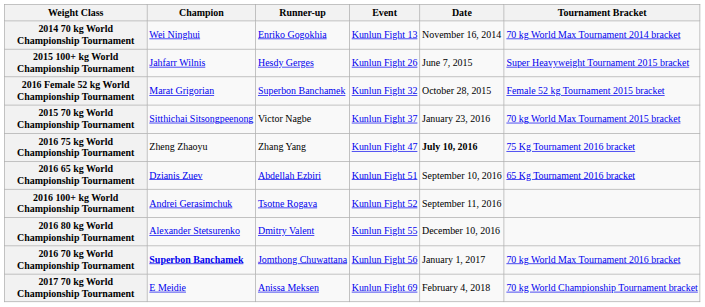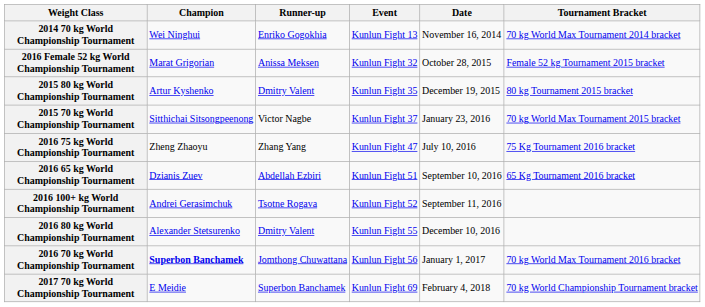- row: (76, 63)
(302, 91) Superbon Banchamek -> (288, 63) Anissa Meksen
+ row: (76, 91)
(450, 147) bold -> (449, 147) normal
(288, 288) Anissa Meksen -> (302, 288) Superbon Banchamek
